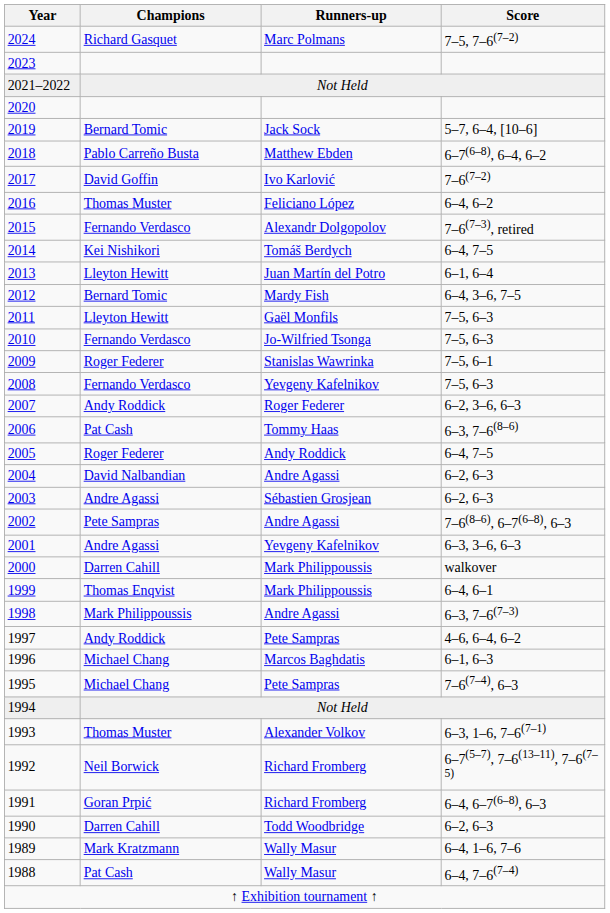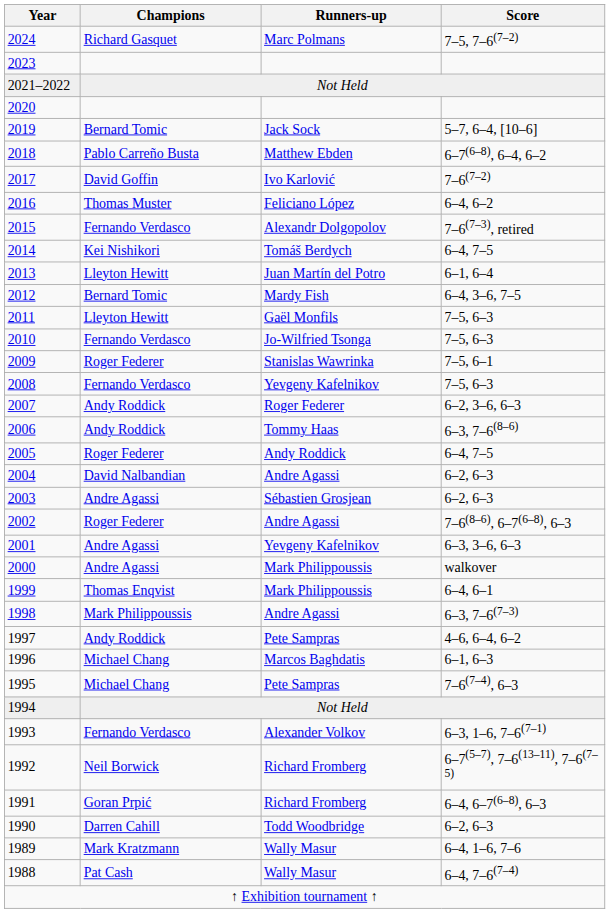(108, 429) Pat Cash -> (124, 429) Andy Roddick
(121, 521) Pete Sampras -> (124, 521) Roger Federer
(122, 567) Darren Cahill -> (121, 567) Andre Agassi
(128, 731) Thomas Muster -> (137, 731) Fernando Verdasco
